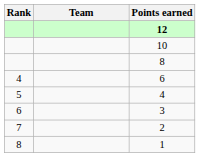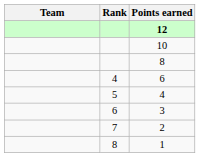columns swapped: (19, 12) <-> (81, 12)
